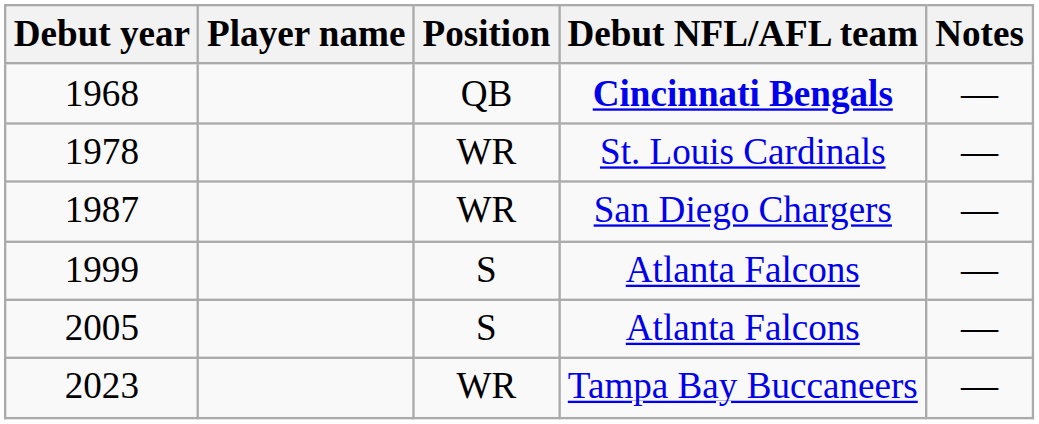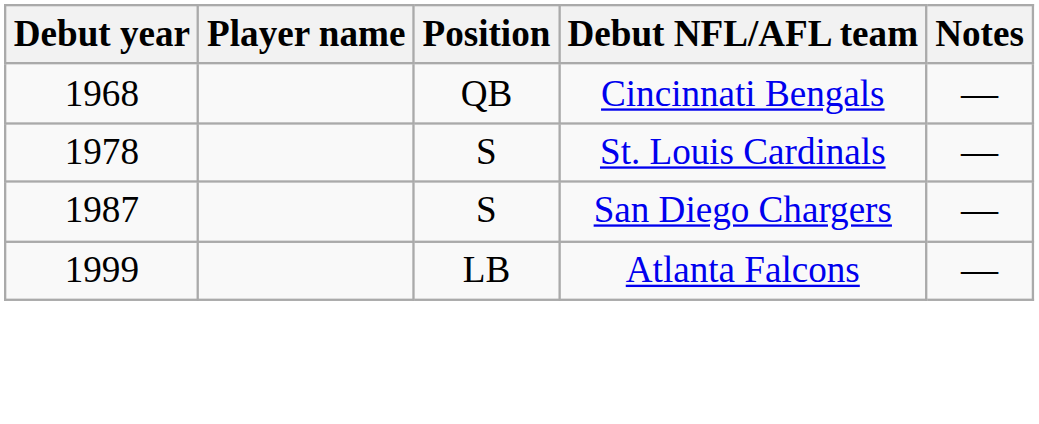(743, 92) bold -> (743, 92) normal
(486, 151) WR -> (486, 151) S
(486, 210) WR -> (486, 210) S
(486, 269) S -> (486, 269) LB
- row: (102, 328)
- row: (102, 387)
